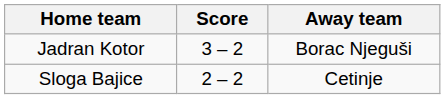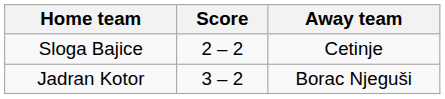rows swapped: (91, 78) <-> (91, 49)
